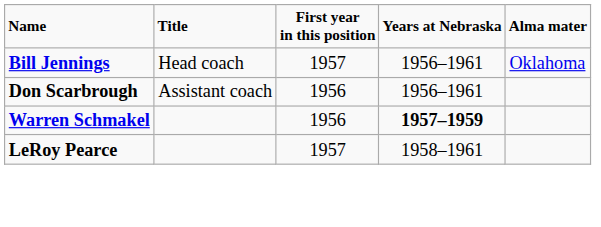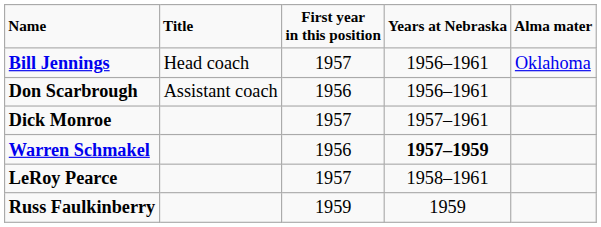+ row: (60, 120)
+ row: (82, 207)
